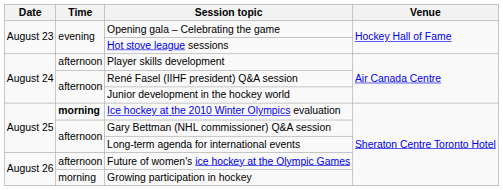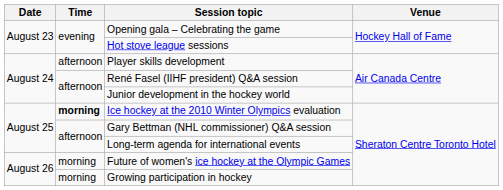(80, 161) afternoon -> (77, 161) morning
